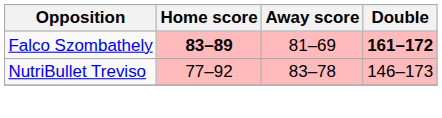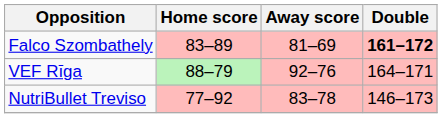(209, 44) bold -> (209, 44) normal
+ row: (45, 71)
